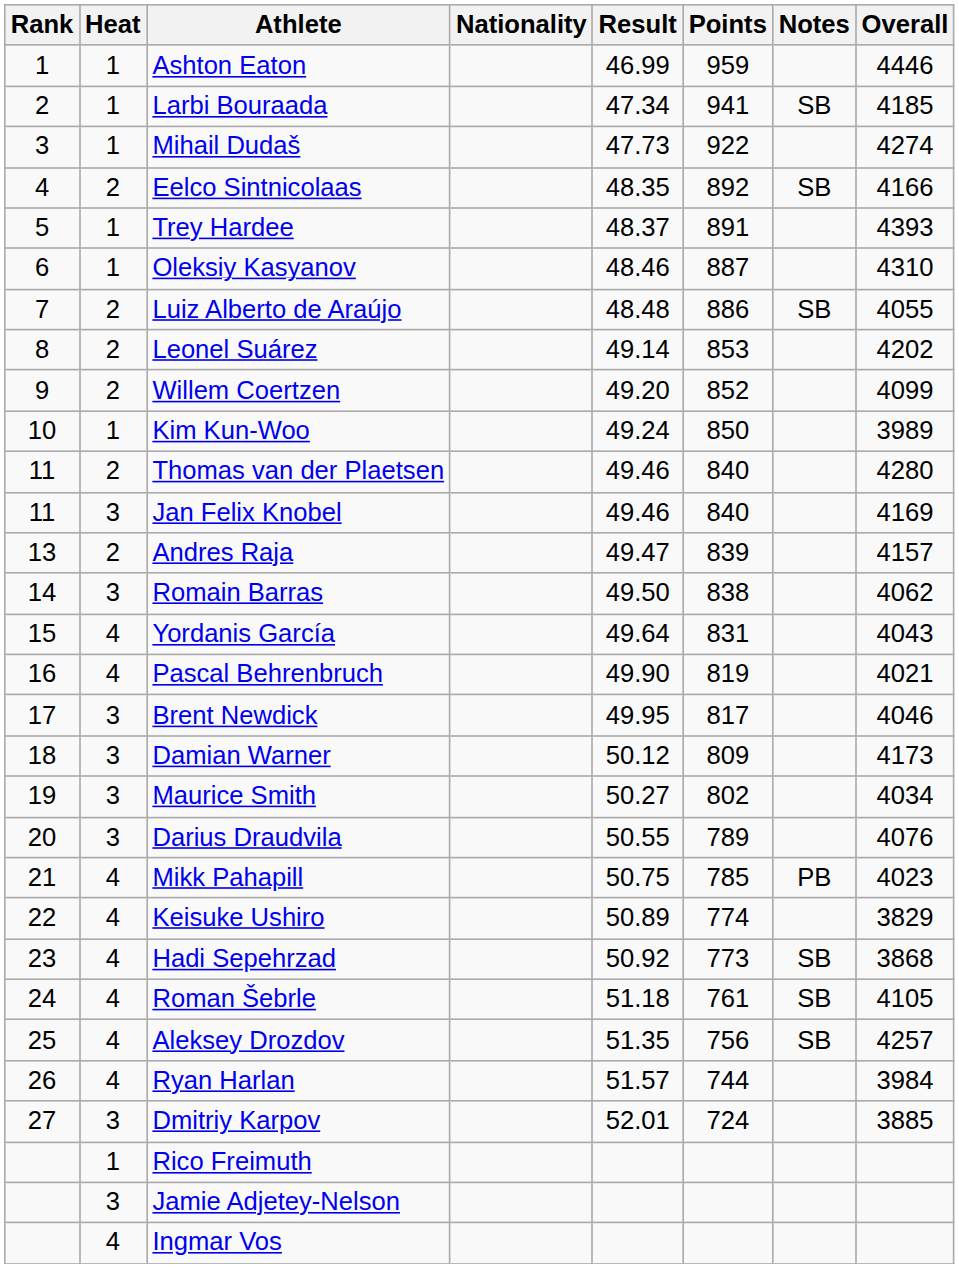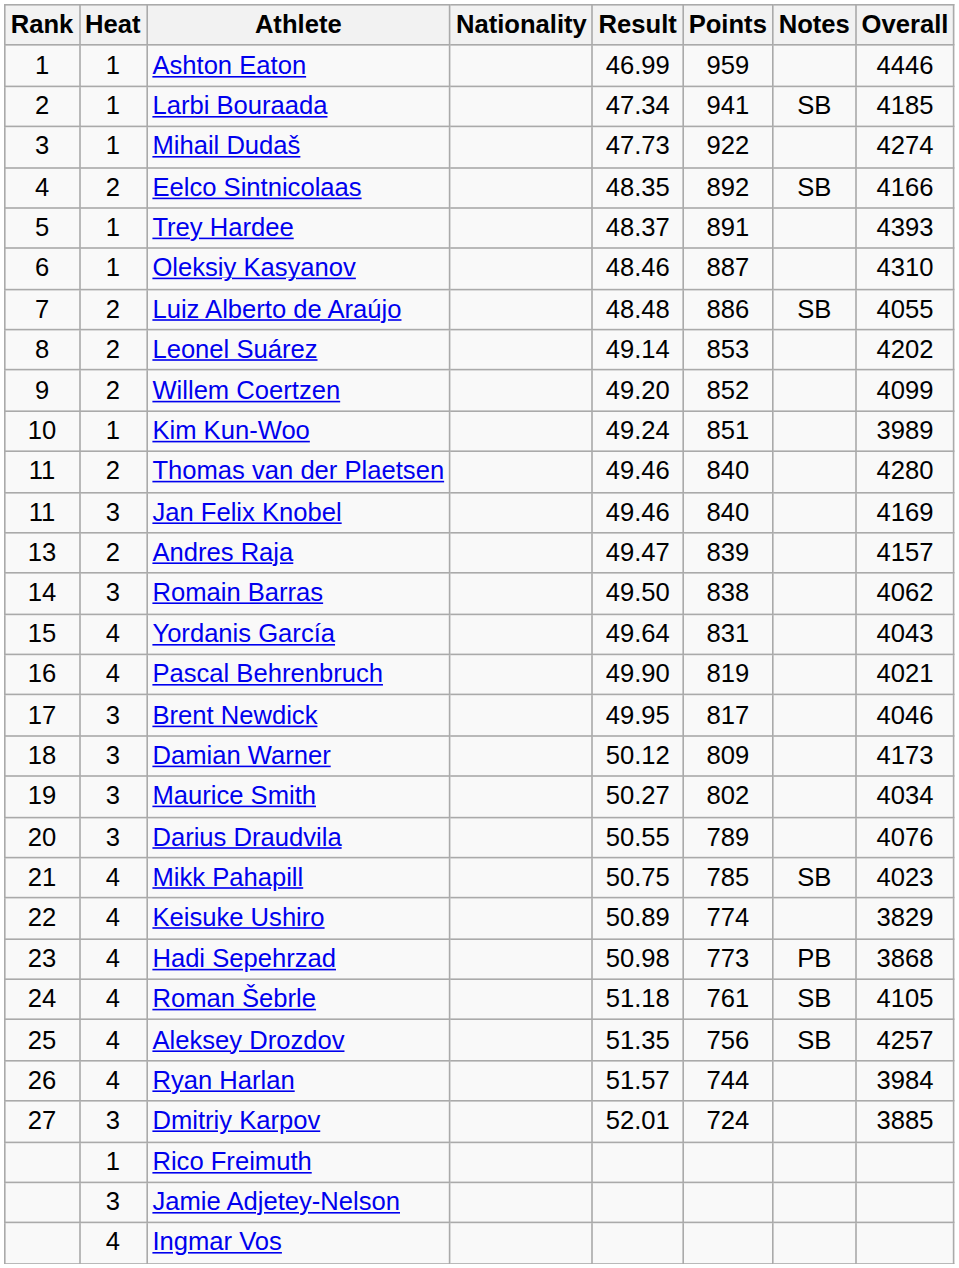(728, 430) 850 -> (728, 430) 851
(814, 877) PB -> (814, 877) SB
(638, 958) 50.92 -> (638, 958) 50.98
(814, 958) SB -> (814, 958) PB
